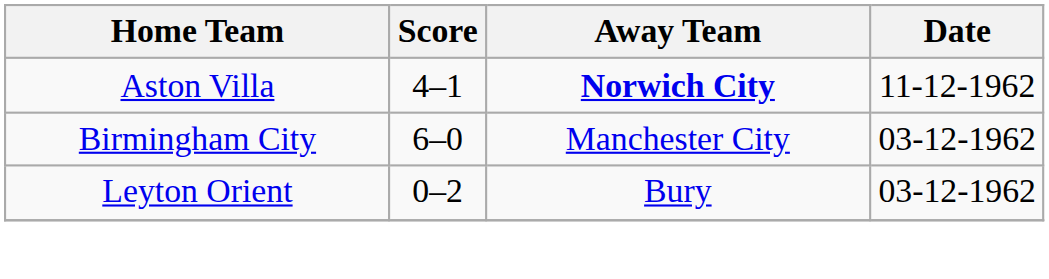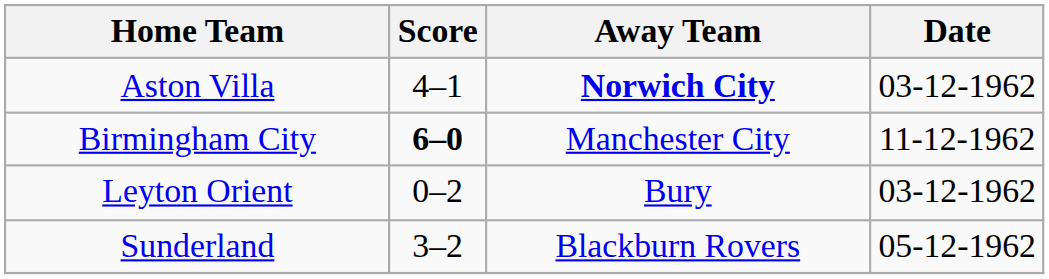(957, 84) 11-12-1962 -> (957, 84) 03-12-1962
(438, 138) normal -> (438, 138) bold
(957, 138) 03-12-1962 -> (957, 138) 11-12-1962
+ row: (197, 245)
